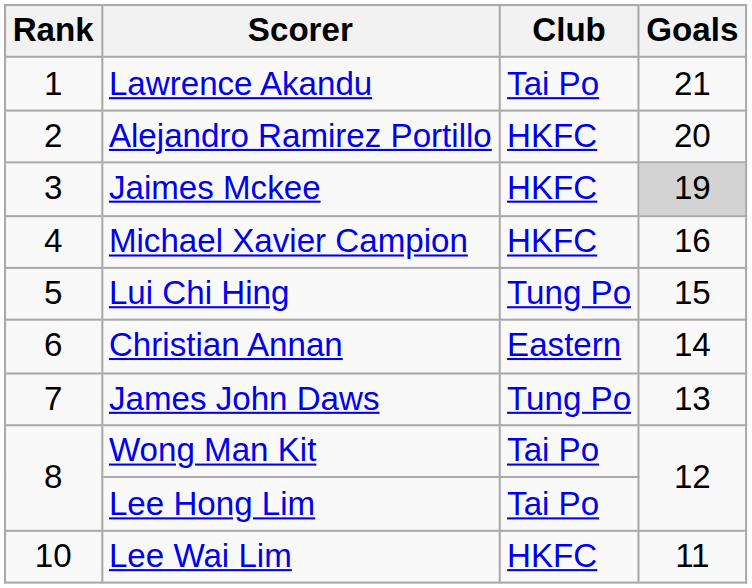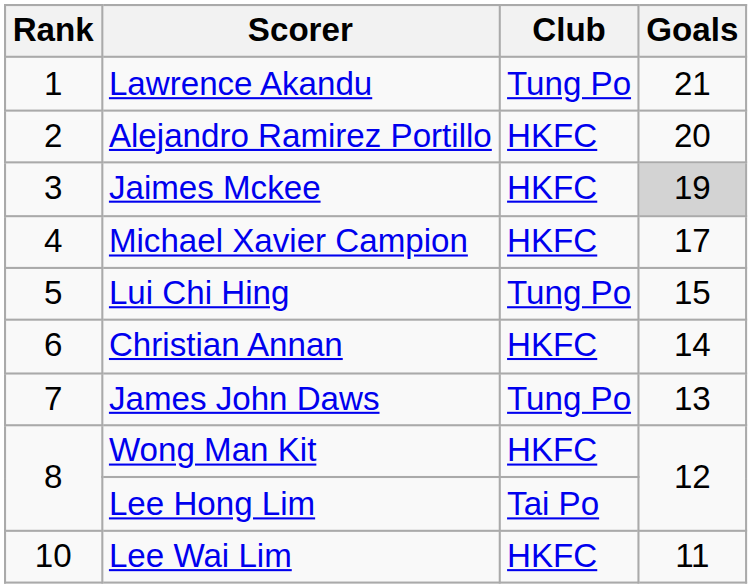(553, 83) Tai Po -> (569, 83) Tung Po
(692, 240) 16 -> (692, 240) 17
(564, 345) Eastern -> (552, 345) HKFC
(553, 450) Tai Po -> (552, 450) HKFC
